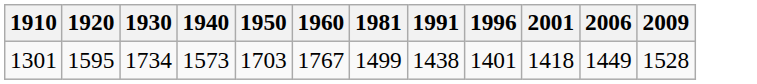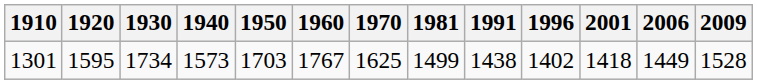+ column: (378, 23)
(493, 60) 1401 -> (551, 60) 1402
